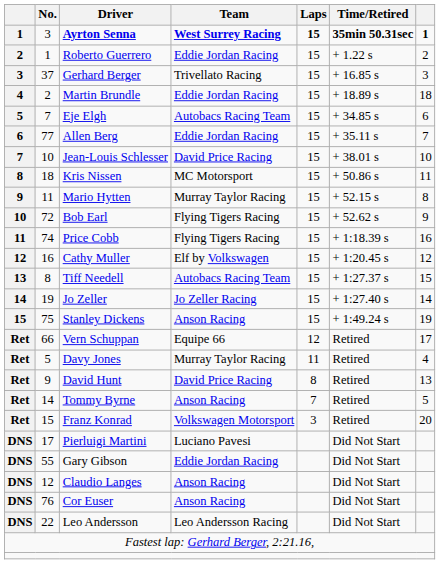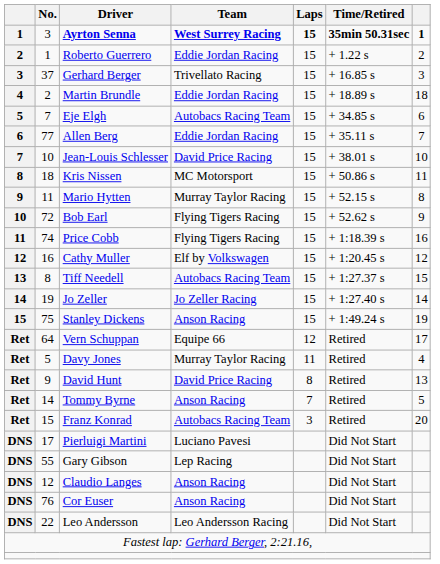(48, 339) 66 -> (48, 339) 64
(234, 420) Volkswagen Motorsport -> (232, 420) Autobacs Racing Team
(226, 461) Eddie Jordan Racing -> (203, 461) Lep Racing
